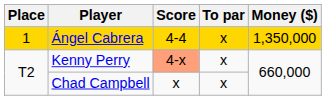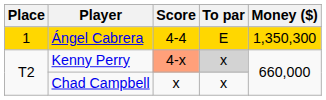(224, 38) x -> (224, 38) E
(285, 38) 1,350,000 -> (285, 38) 1,350,300
(224, 60) no background -> (224, 60) lightgrey background
